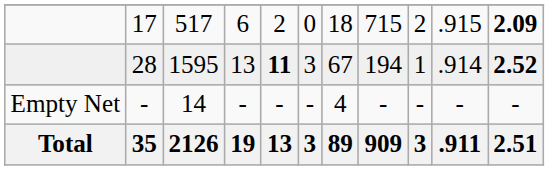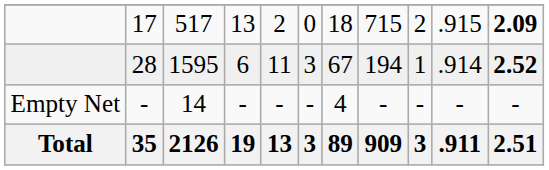(243, 24) 6 -> (243, 24) 13
(243, 64) 13 -> (243, 64) 6
(279, 64) bold -> (279, 64) normal
